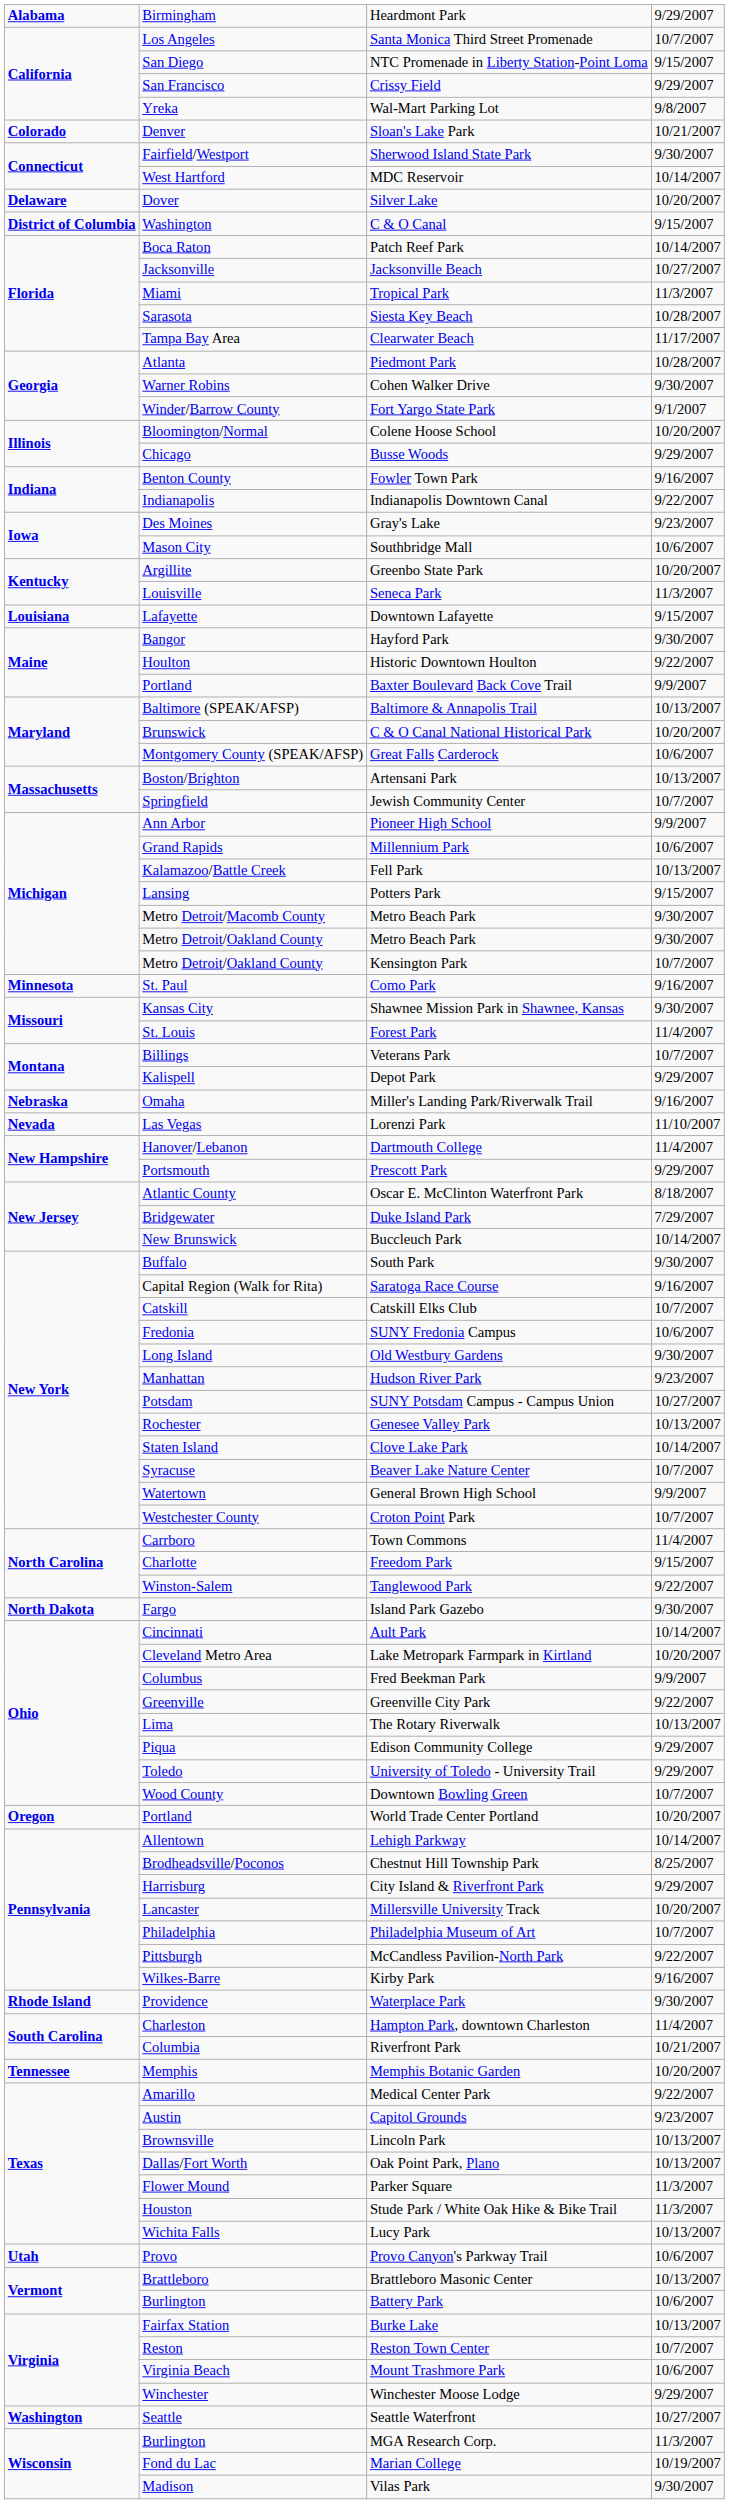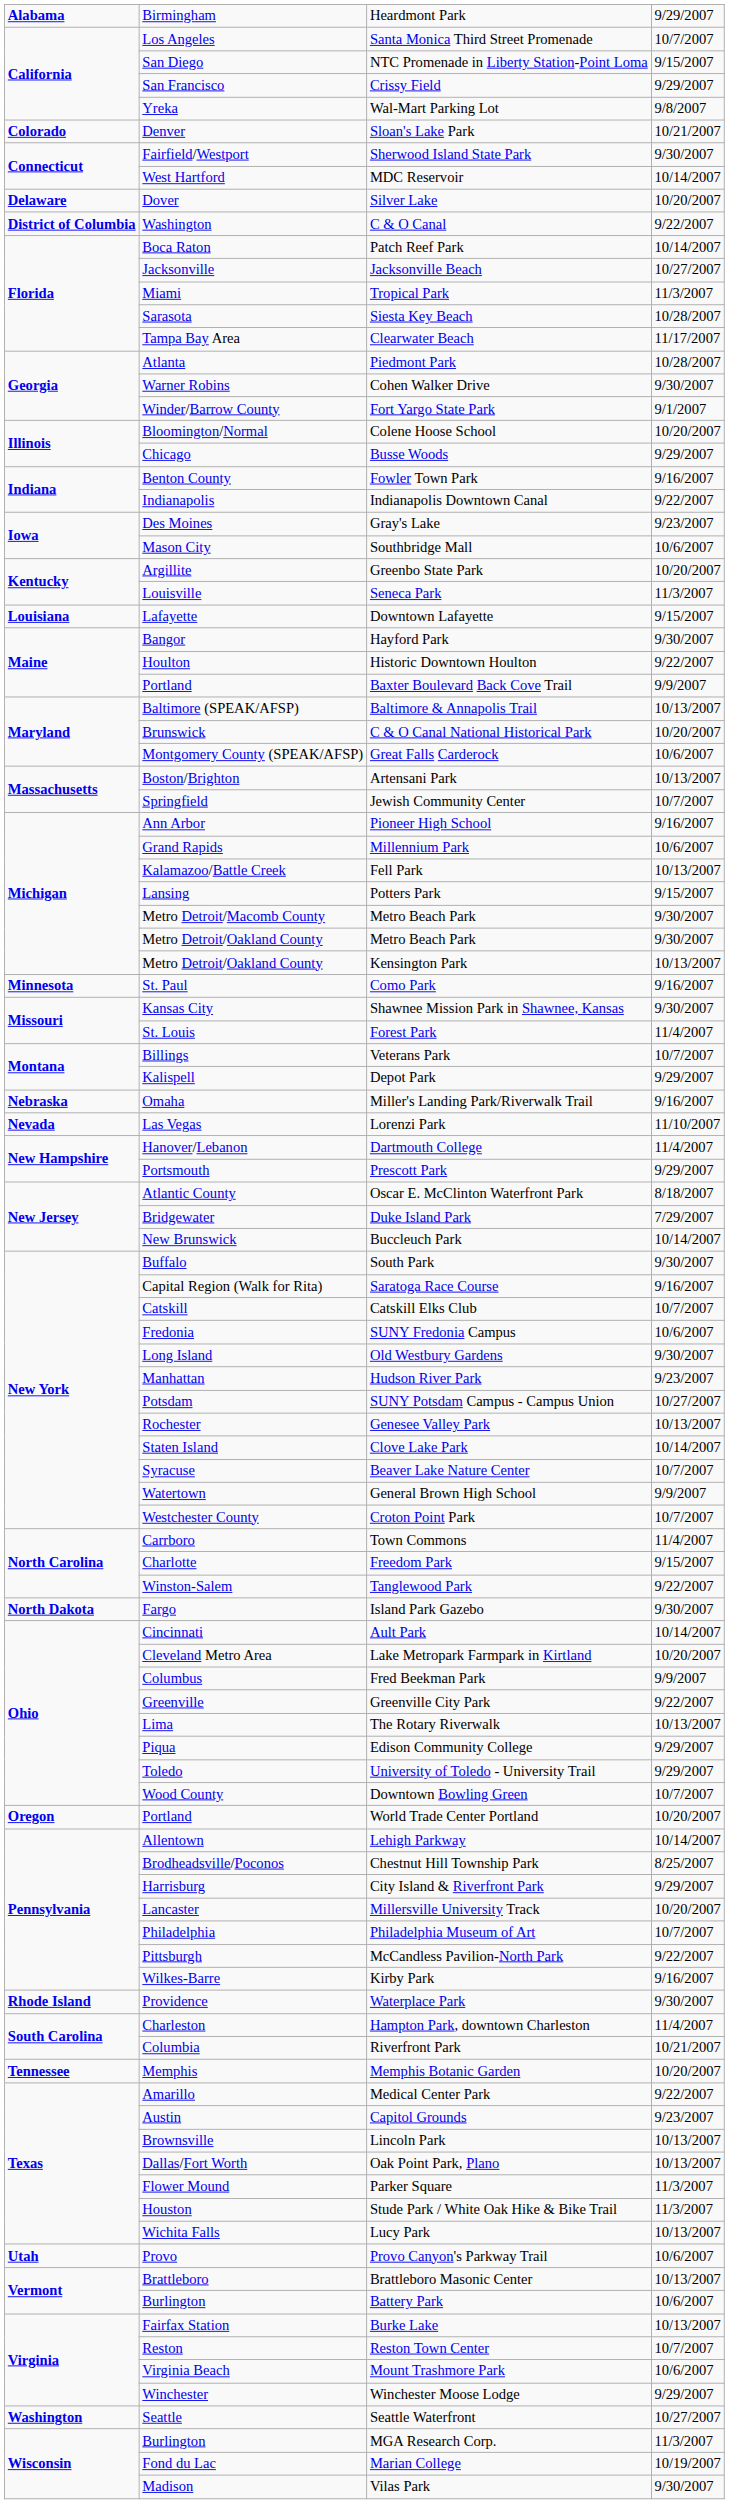(684, 223) 9/15/2007 -> (684, 223) 9/22/2007
(680, 824) 9/9/2007 -> (684, 824) 9/16/2007
(684, 962) 10/7/2007 -> (688, 962) 10/13/2007
